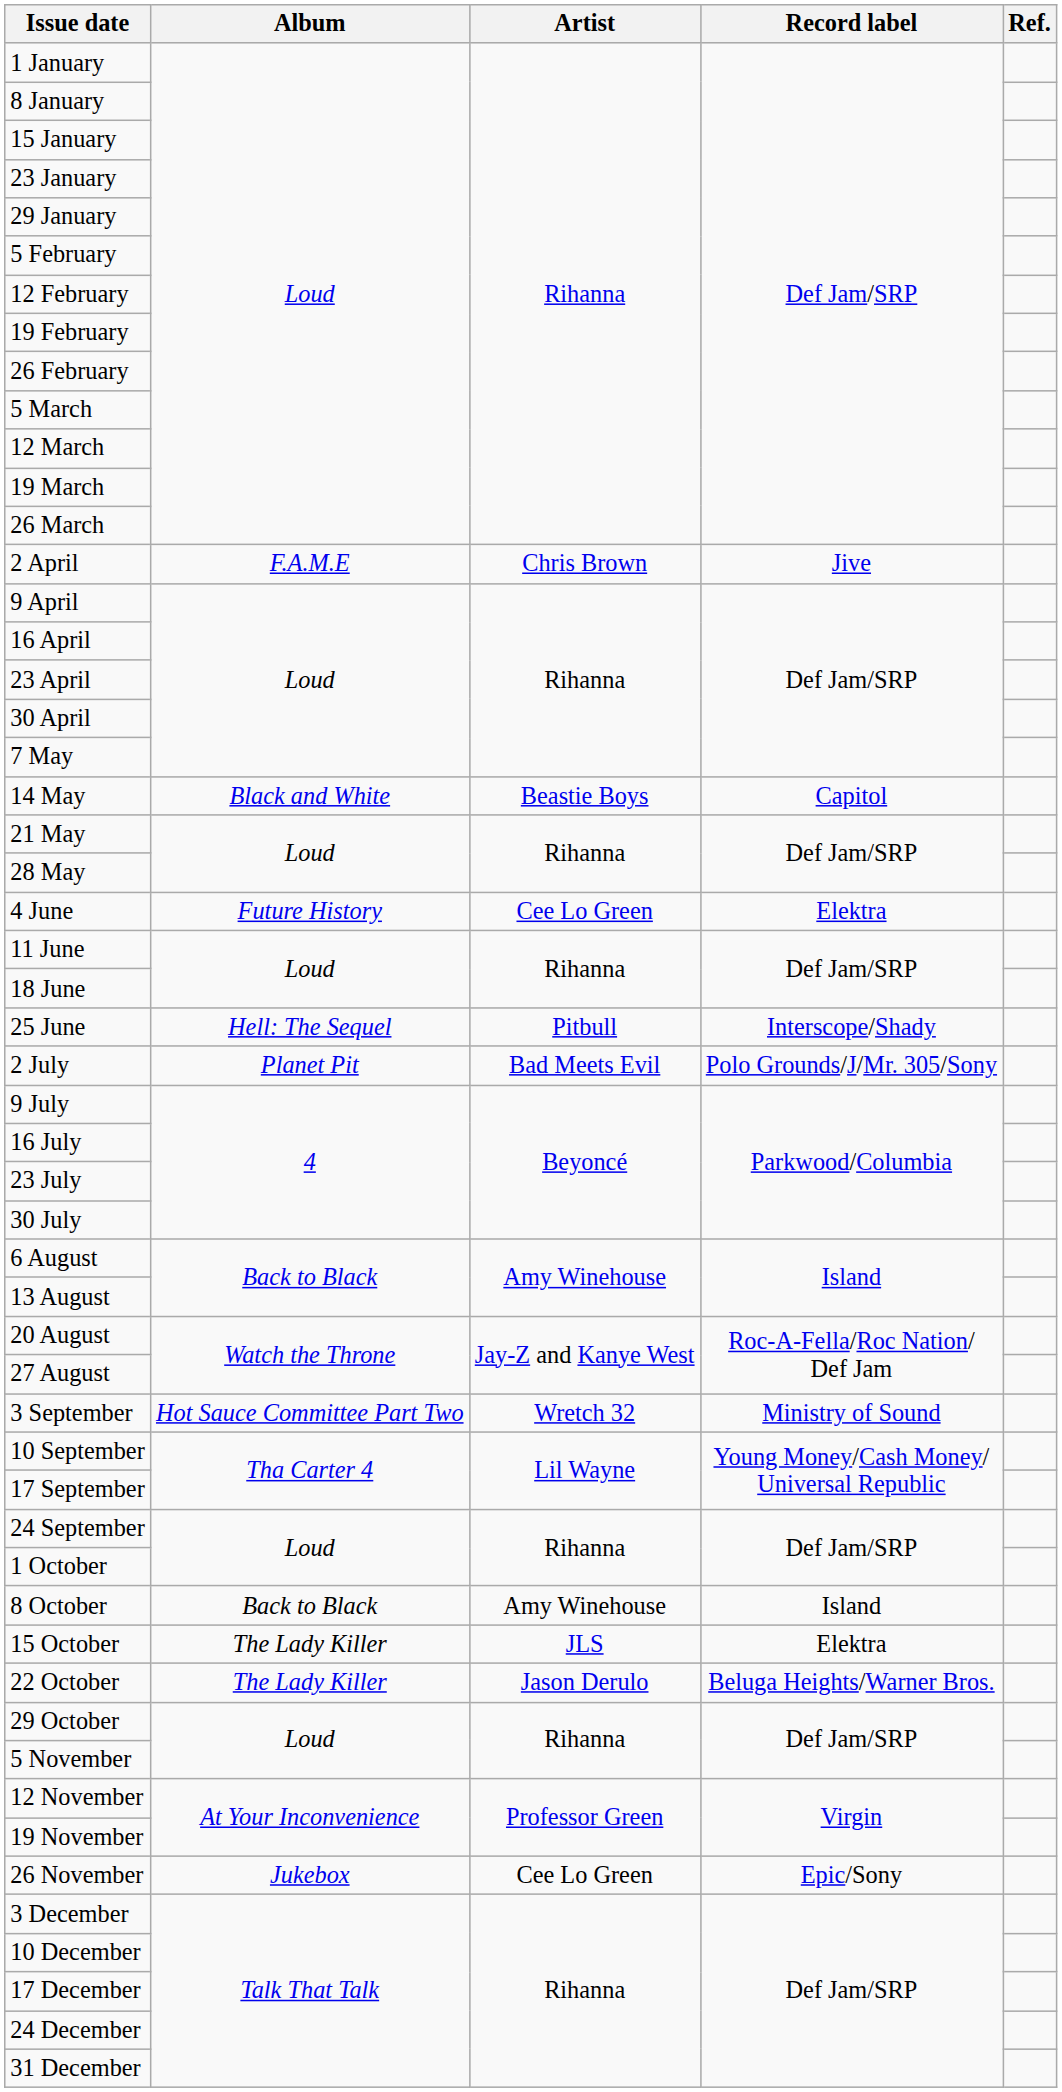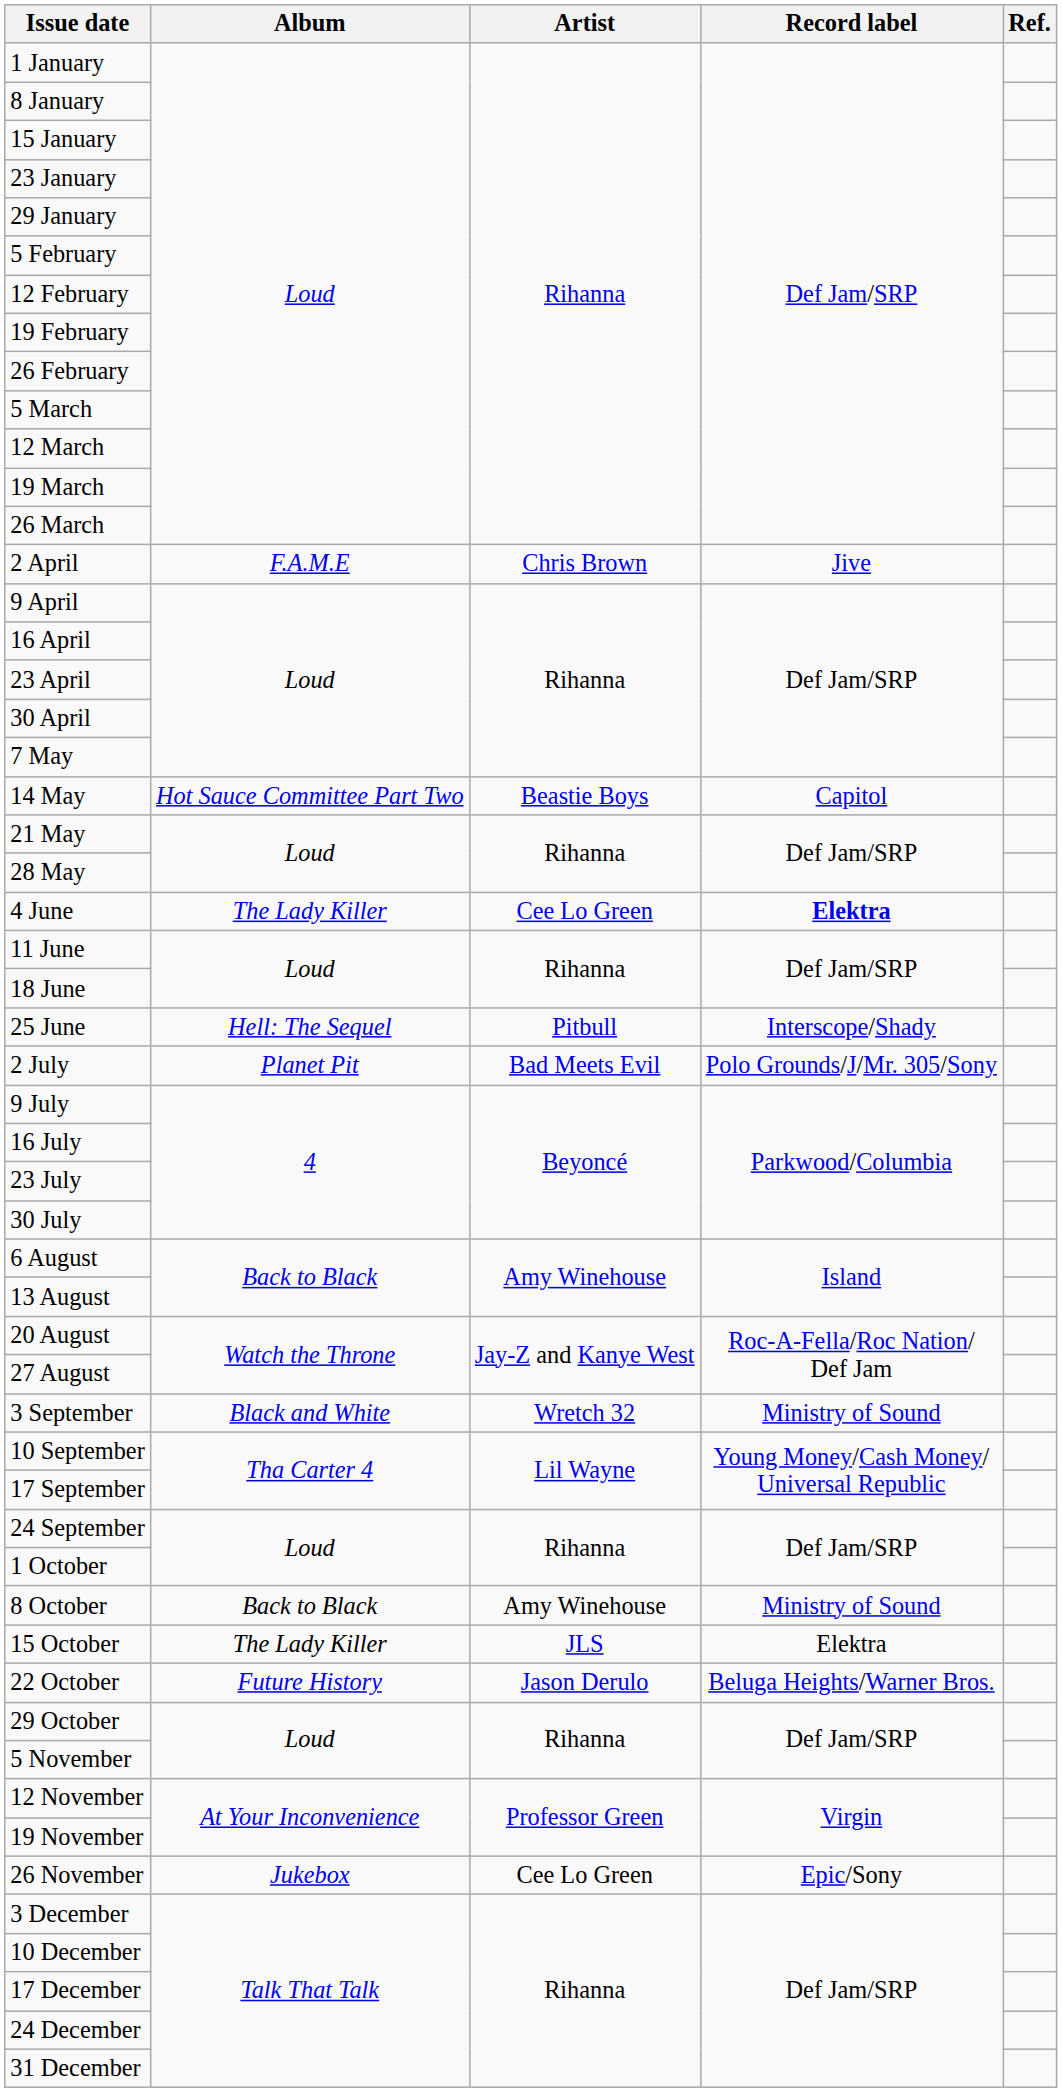(310, 795) Black and White -> (310, 795) Hot Sauce Committee Part Two
(310, 910) Future History -> (310, 910) The Lady Killer
(851, 910) normal -> (851, 910) bold
(310, 1412) Hot Sauce Committee Part Two -> (310, 1412) Black and White
(851, 1605) Island -> (851, 1605) Ministry of Sound
(310, 1682) The Lady Killer -> (310, 1682) Future History
